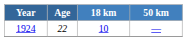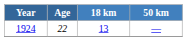(104, 28) 10 -> (104, 28) 13
